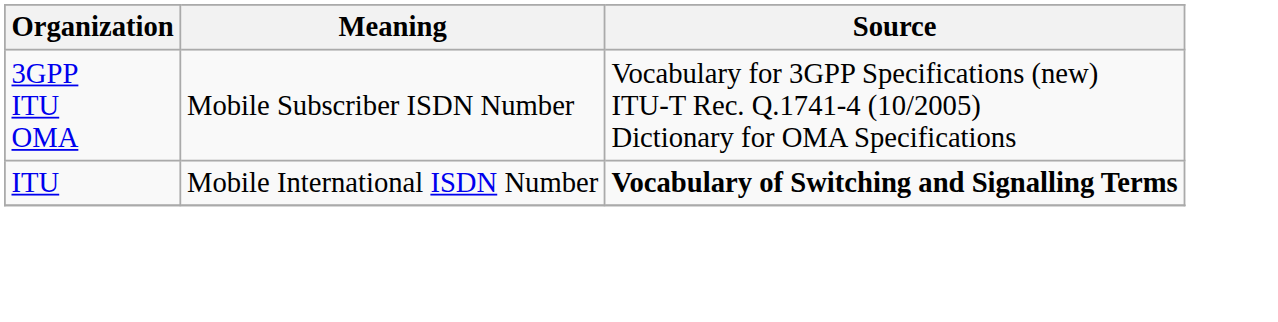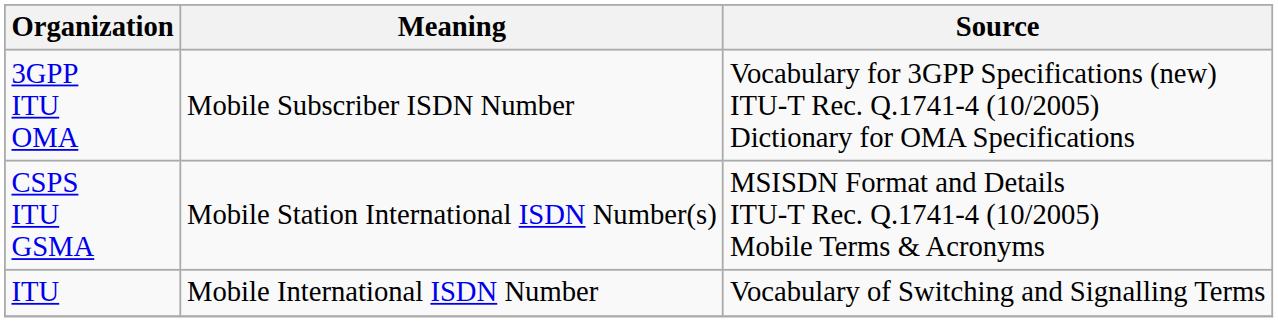+ row: (53, 214)
(895, 182) bold -> (998, 292) normal
